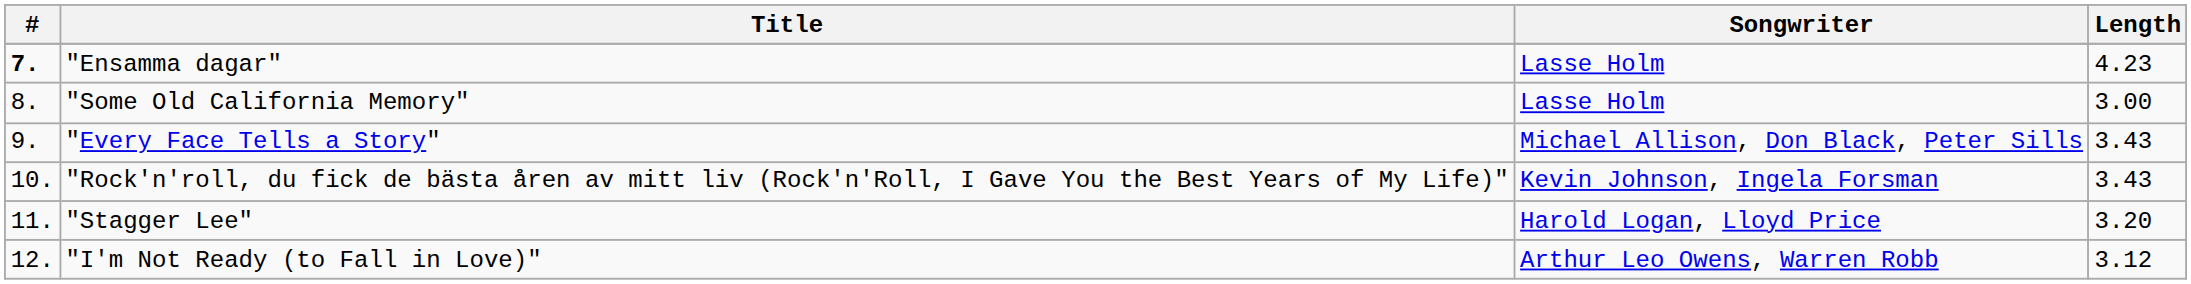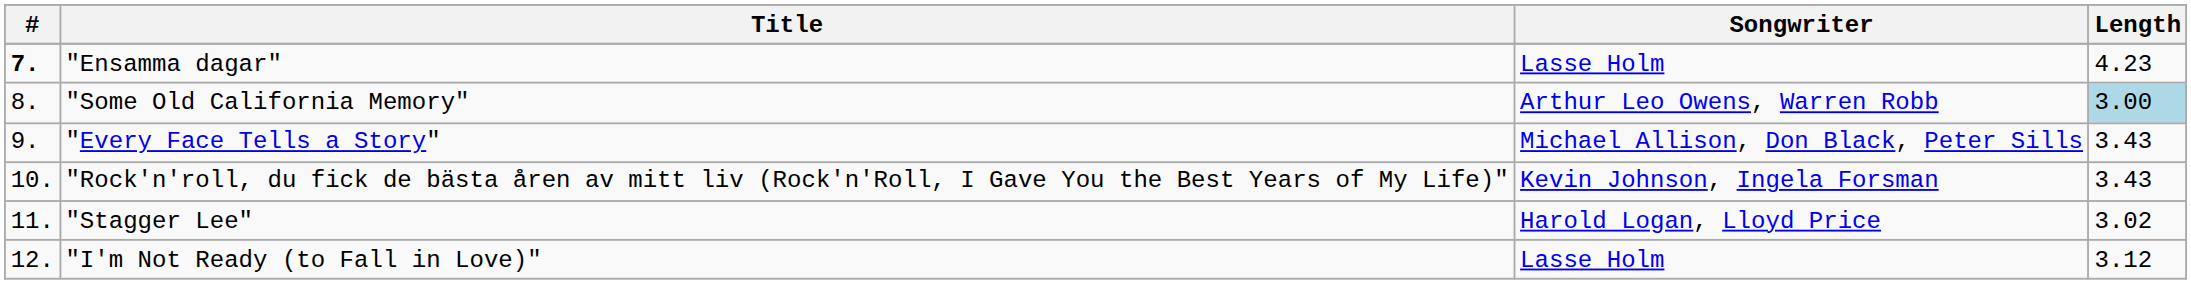(1592, 103) Lasse Holm -> (1729, 103) Arthur Leo Owens, Warren Robb
(2123, 103) no background -> (2123, 103) lightblue background
(2123, 221) 3.20 -> (2123, 221) 3.02
(1729, 260) Arthur Leo Owens, Warren Robb -> (1592, 260) Lasse Holm
